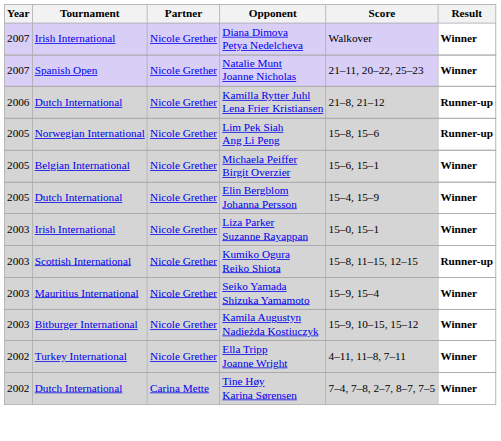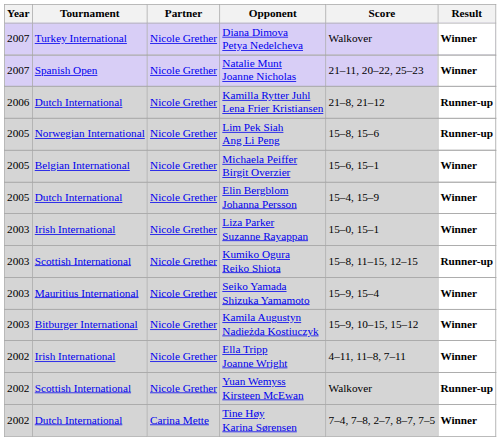(75, 39) Irish International -> (81, 39) Turkey International
(81, 357) Turkey International -> (75, 357) Irish International
+ row: (263, 388)
